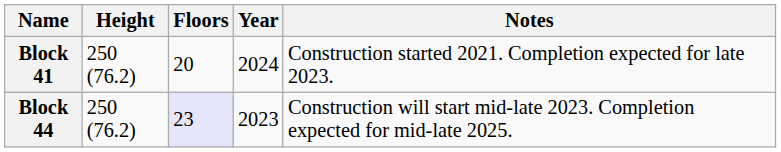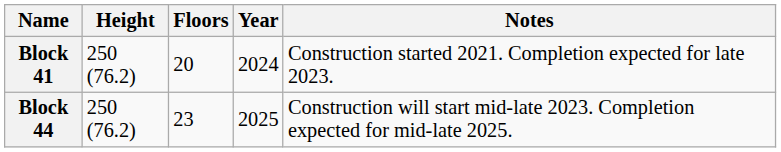(183, 119) lavender background -> (183, 119) no background
(258, 119) 2023 -> (258, 119) 2025
